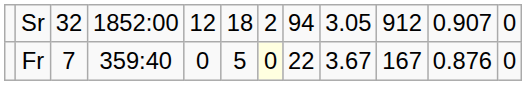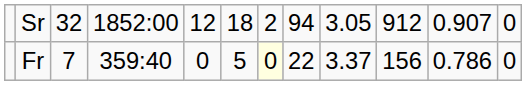(348, 60) 3.67 -> (348, 60) 3.37
(402, 60) 167 -> (402, 60) 156
(462, 60) 0.876 -> (462, 60) 0.786
